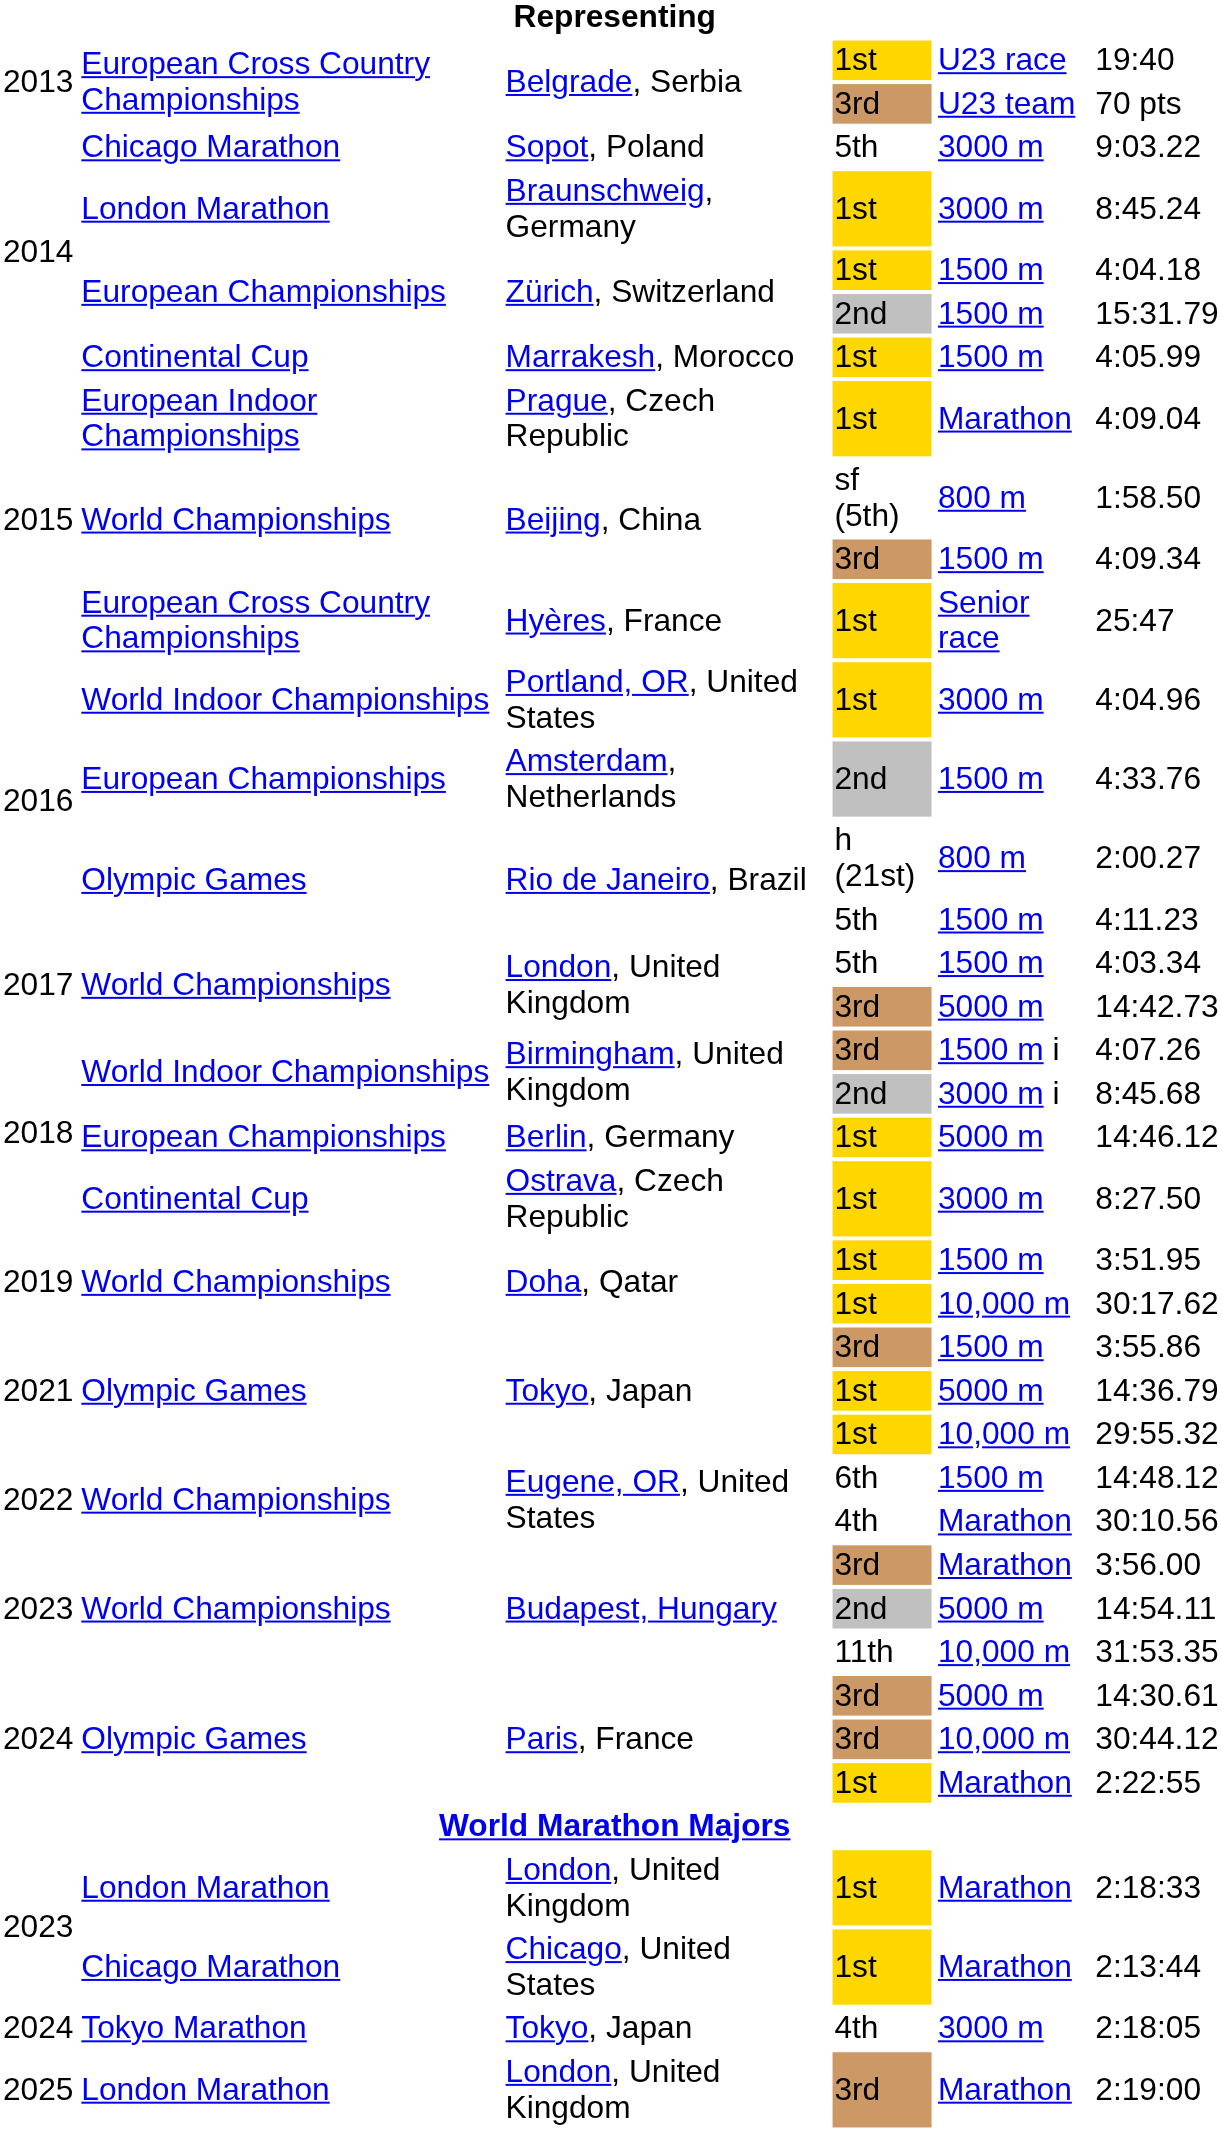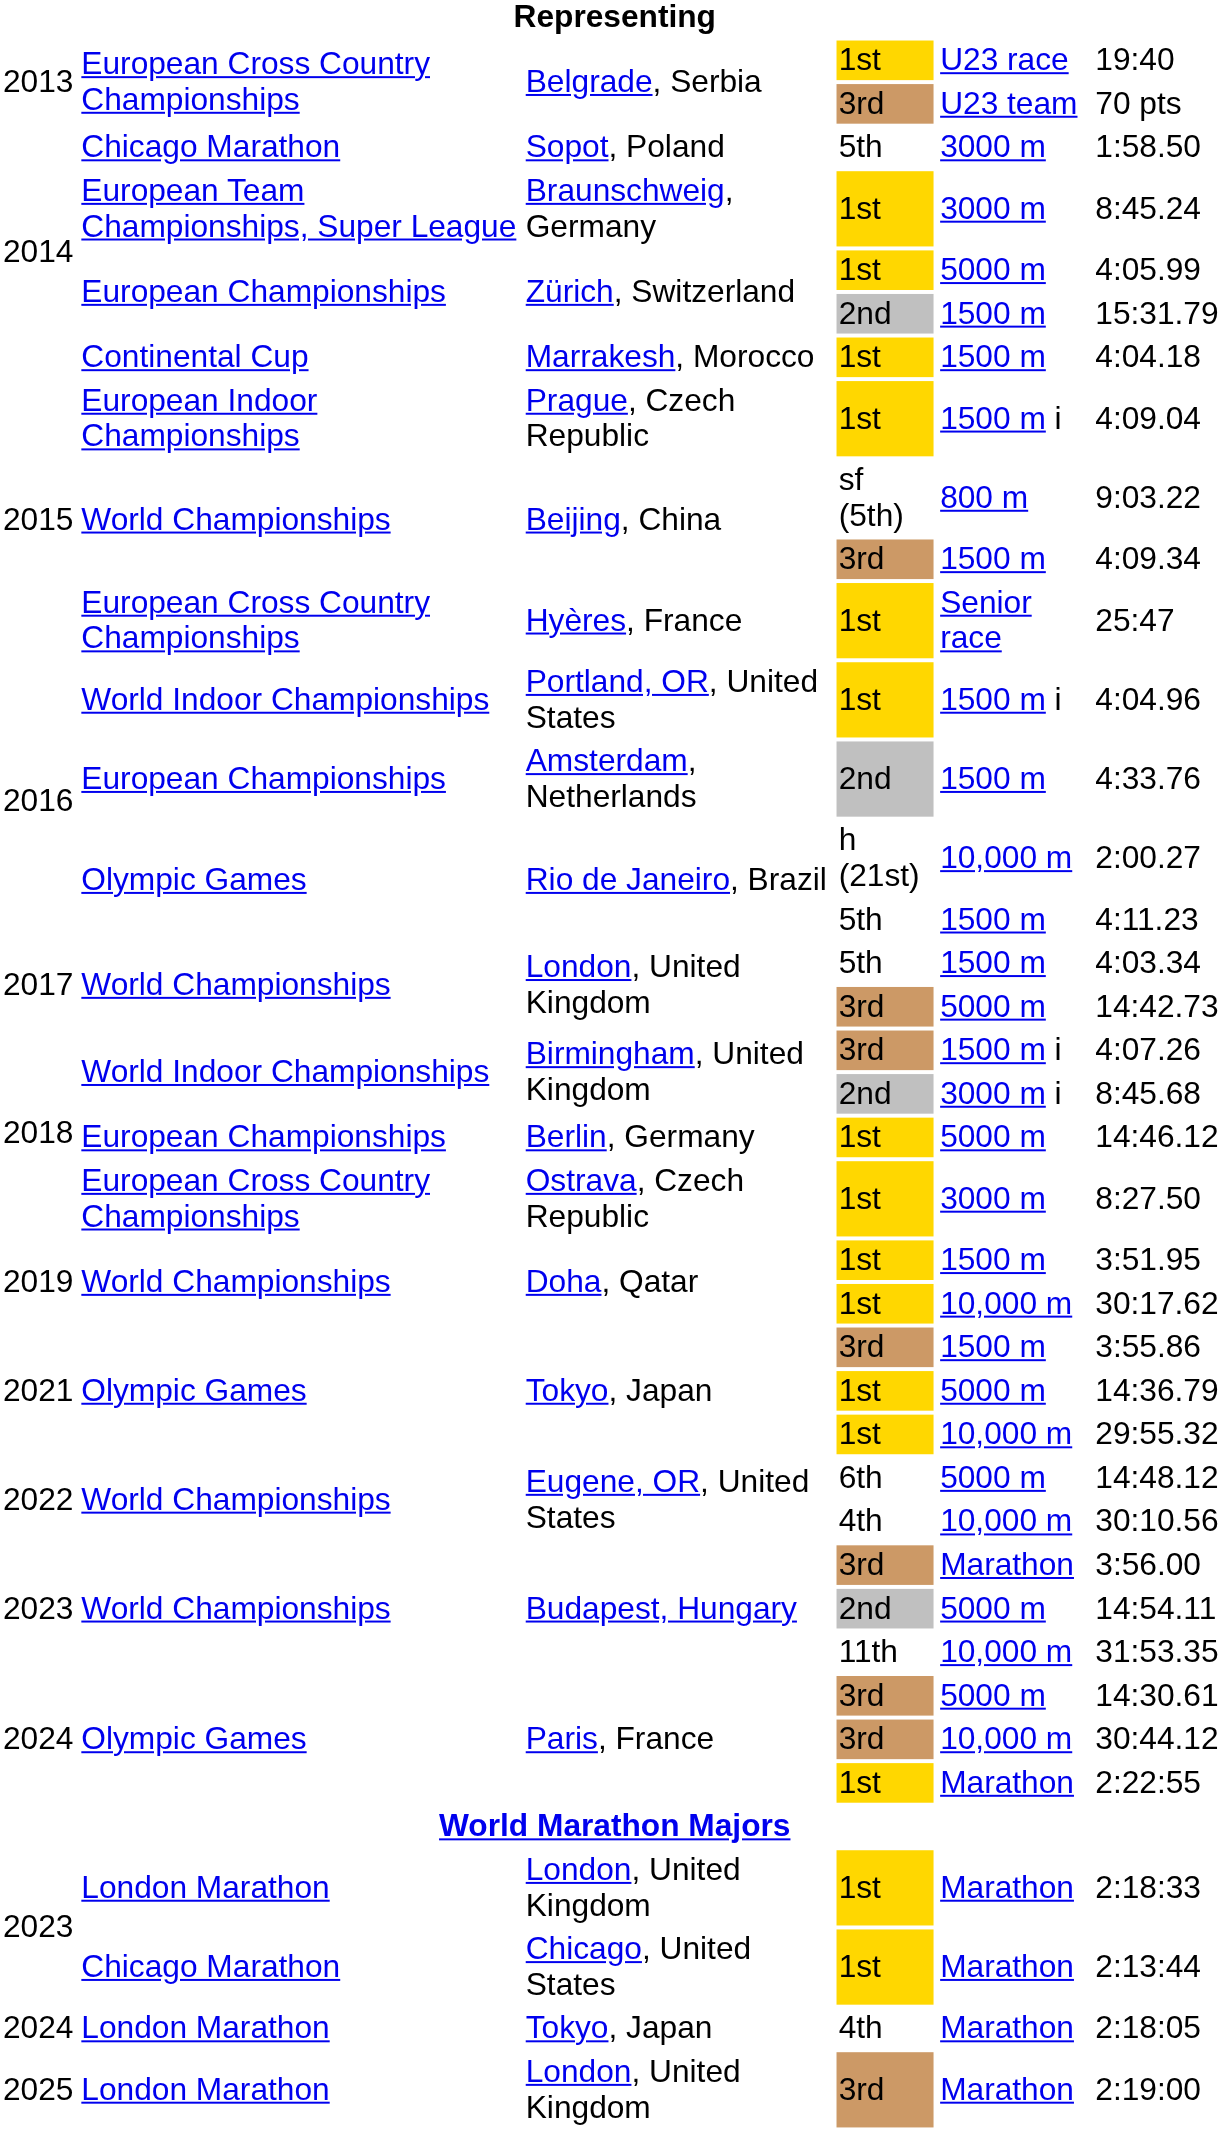(1148, 146) 9:03.22 -> (1148, 146) 1:58.50
(206, 208) London Marathon -> (299, 208) European Team Championships, Super League
(991, 269) 1500 m -> (993, 269) 5000 m
(1148, 269) 4:04.18 -> (1148, 269) 4:05.99
(1148, 356) 4:05.99 -> (1148, 356) 4:04.18
(1005, 418) Marathon -> (1001, 418) 1500 m i
(1148, 497) 1:58.50 -> (1148, 497) 9:03.22
(991, 699) 3000 m -> (1001, 699) 1500 m i
(982, 857) 800 m -> (1006, 857) 10,000 m
(195, 1198) Continental Cup -> (256, 1198) European Cross Country Championships
(991, 1477) 1500 m -> (993, 1477) 5000 m
(1005, 1521) Marathon -> (1006, 1521) 10,000 m
(194, 2027) Tokyo Marathon -> (206, 2027) London Marathon
(991, 2027) 3000 m -> (1007, 2027) Marathon
